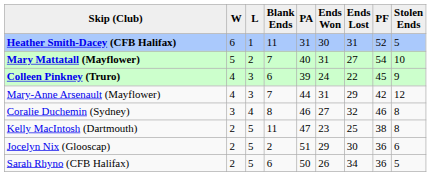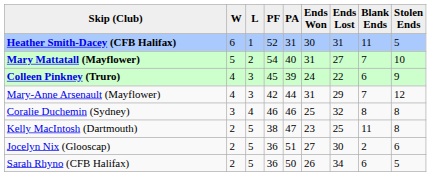columns swapped: (382, 19) <-> (281, 19)
(324, 111) 27 -> (309, 111) 25
(324, 146) 29 -> (309, 146) 27
